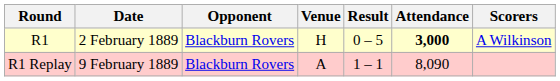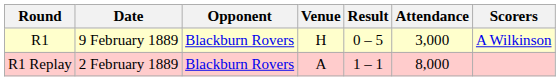(128, 40) 2 February 1889 -> (128, 40) 9 February 1889
(432, 40) bold -> (432, 40) normal
(128, 64) 9 February 1889 -> (128, 64) 2 February 1889
(432, 64) 8,090 -> (432, 64) 8,000
